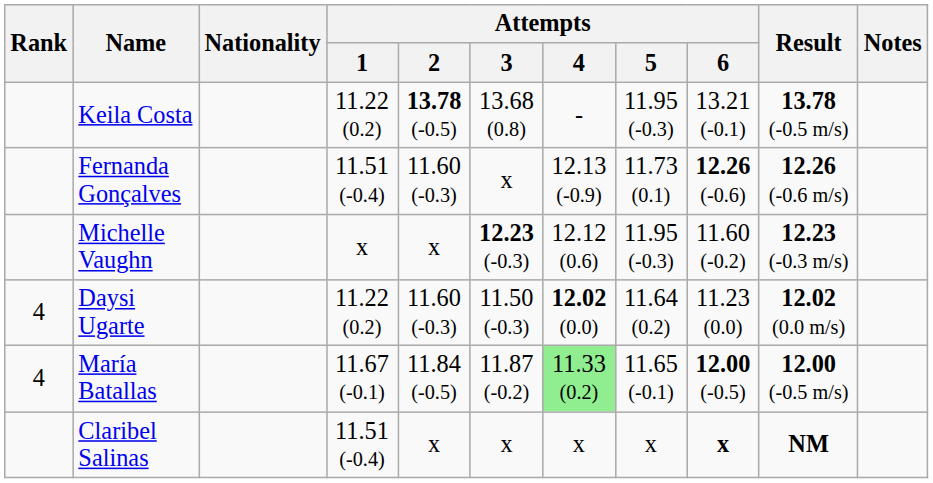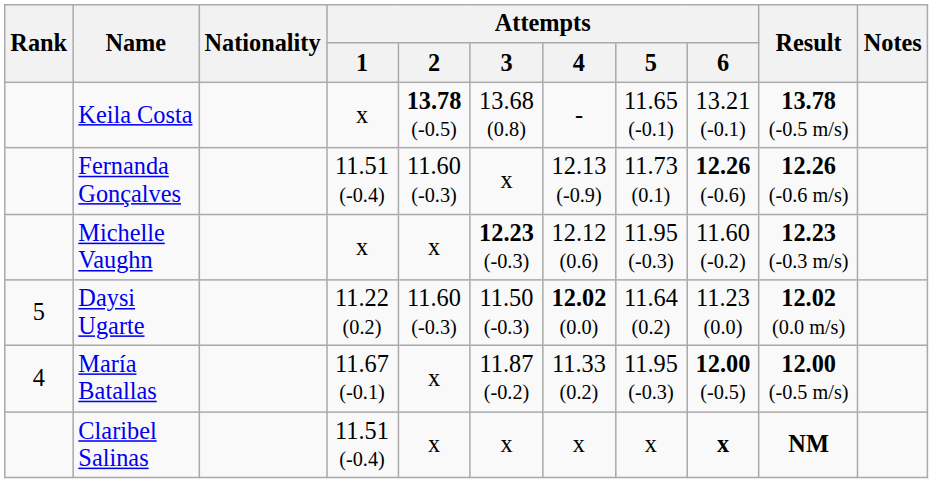(362, 114) 11.22 (0.2) -> (362, 114) x
(651, 114) 11.95 (-0.3) -> (651, 114) 11.65 (-0.1)
(39, 312) 4 -> (39, 312) 5
(434, 378) 11.84 (-0.5) -> (434, 378) x
(579, 378) lightgreen background -> (579, 378) no background
(651, 378) 11.65 (-0.1) -> (651, 378) 11.95 (-0.3)
